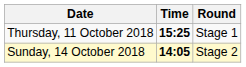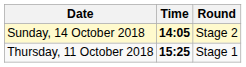rows swapped: (80, 33) <-> (76, 52)
